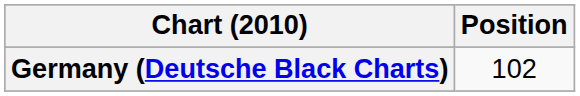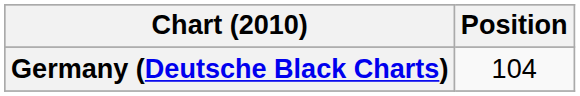(514, 68) 102 -> (514, 68) 104
